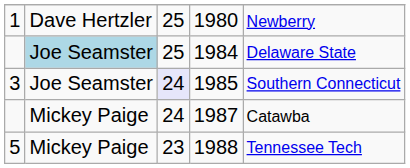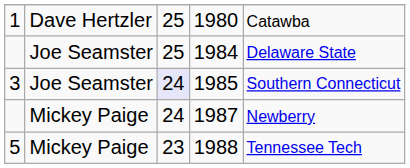(281, 20) Newberry -> (278, 20) Catawba
(91, 52) lightblue background -> (91, 52) no background
(278, 116) Catawba -> (281, 116) Newberry
